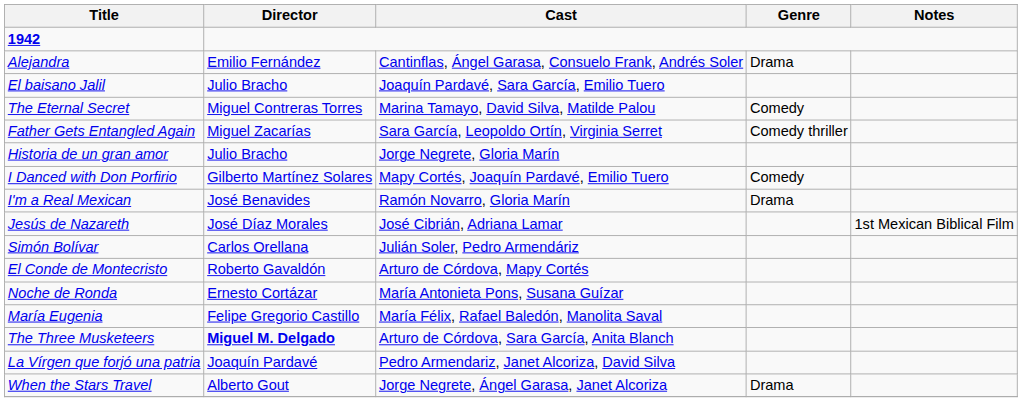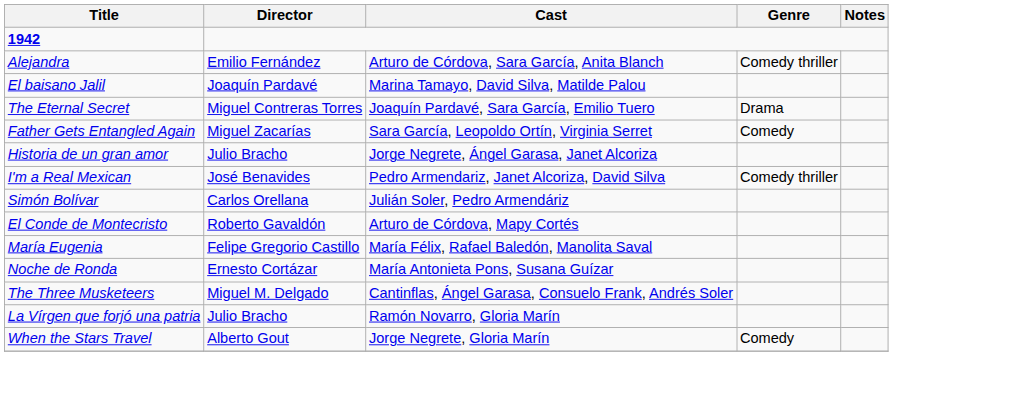(561, 62) Cantinflas, Ángel Garasa, Consuelo Frank, Andrés Soler -> (516, 62) Arturo de Córdova, Sara García, Anita Blanch
(772, 62) Drama -> (789, 62) Comedy thriller
(247, 85) Julio Bracho -> (262, 85) Joaquín Pardavé
(522, 85) Joaquín Pardavé, Sara García, Emilio Tuero -> (507, 85) Marina Tamayo, David Silva, Matilde Palou
(517, 108) Marina Tamayo, David Silva, Matilde Palou -> (512, 108) Joaquín Pardavé, Sara García, Emilio Tuero
(777, 108) Comedy -> (762, 108) Drama
(799, 131) Comedy thriller -> (767, 131) Comedy
(469, 154) Jorge Negrete, Gloria Marín -> (513, 154) Jorge Negrete, Ángel Garasa, Janet Alcoriza
- row: (92, 177)
(474, 200) Ramón Novarro, Gloria Marín -> (517, 177) Pedro Armendariz, Janet Alcoriza, David Silva
(772, 200) Drama -> (789, 177) Comedy thriller
- row: (69, 223)
rows swapped: (62, 293) <-> (55, 316)
(271, 339) bold -> (268, 293) normal
(526, 339) Arturo de Córdova, Sara García, Anita Blanch -> (551, 293) Cantinflas, Ángel Garasa, Consuelo Frank, Andrés Soler
(262, 362) Joaquín Pardavé -> (247, 316) Julio Bracho
(527, 362) Pedro Armendariz, Janet Alcoriza, David Silva -> (464, 316) Ramón Novarro, Gloria Marín
(523, 385) Jorge Negrete, Ángel Garasa, Janet Alcoriza -> (459, 339) Jorge Negrete, Gloria Marín
(772, 385) Drama -> (767, 339) Comedy
